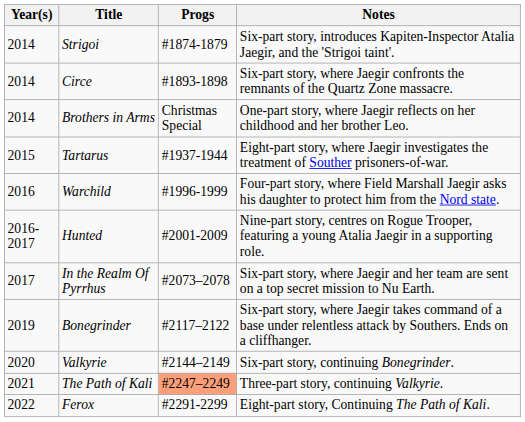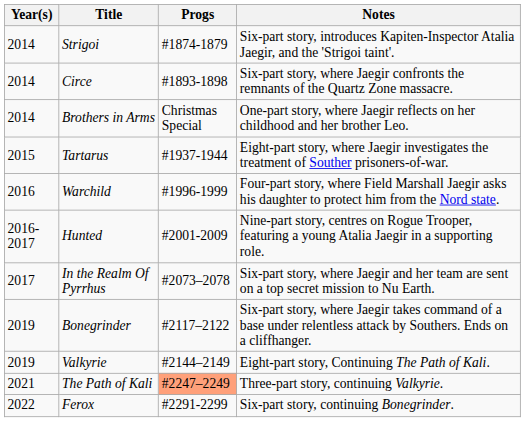(21, 362) 2020 -> (21, 362) 2019
(347, 362) Six-part story, continuing Bonegrinder. -> (365, 362) Eight-part story, Continuing The Path of Kali.
(365, 405) Eight-part story, Continuing The Path of Kali. -> (347, 405) Six-part story, continuing Bonegrinder.
